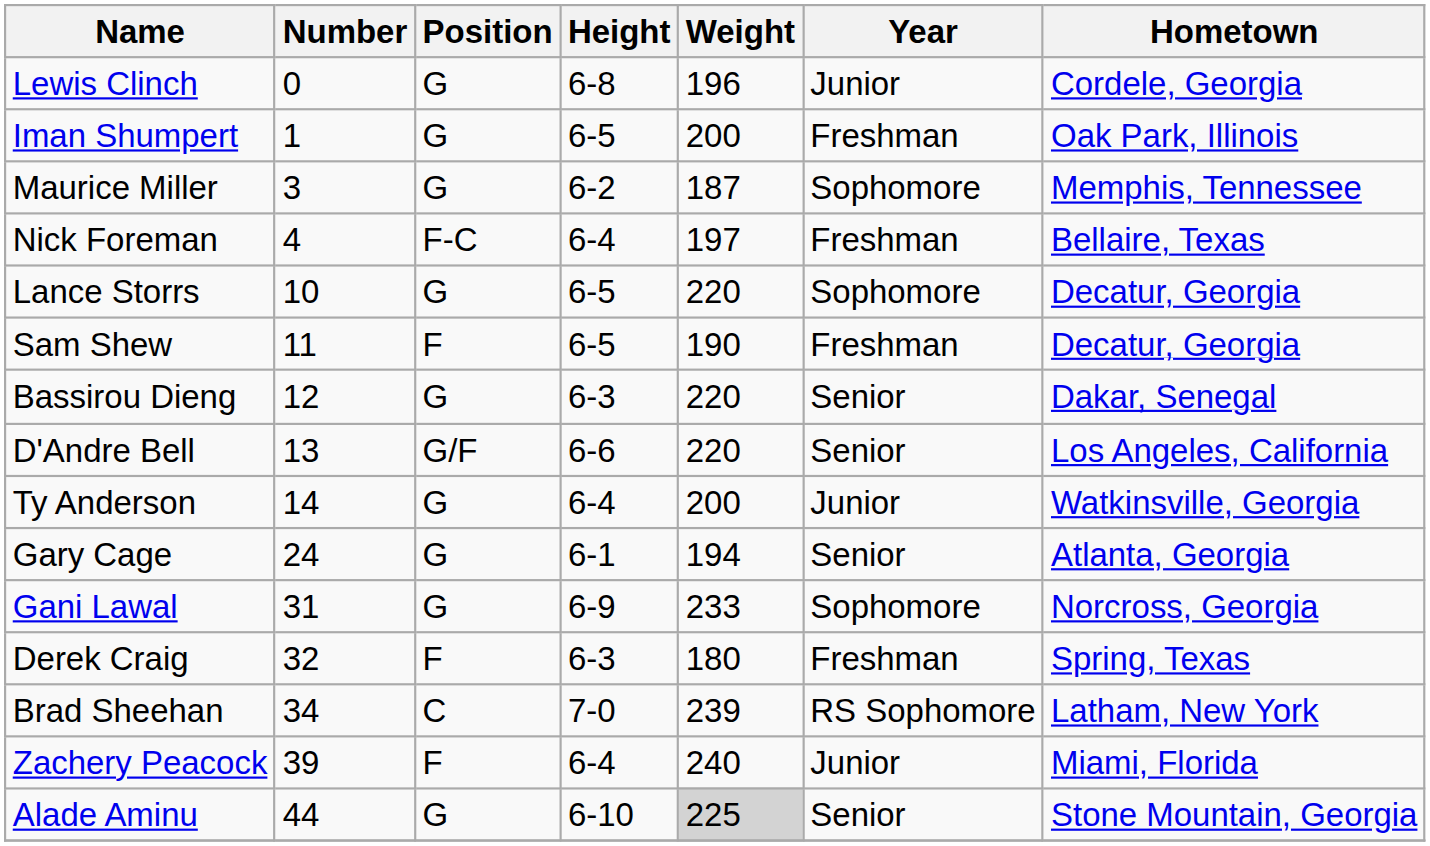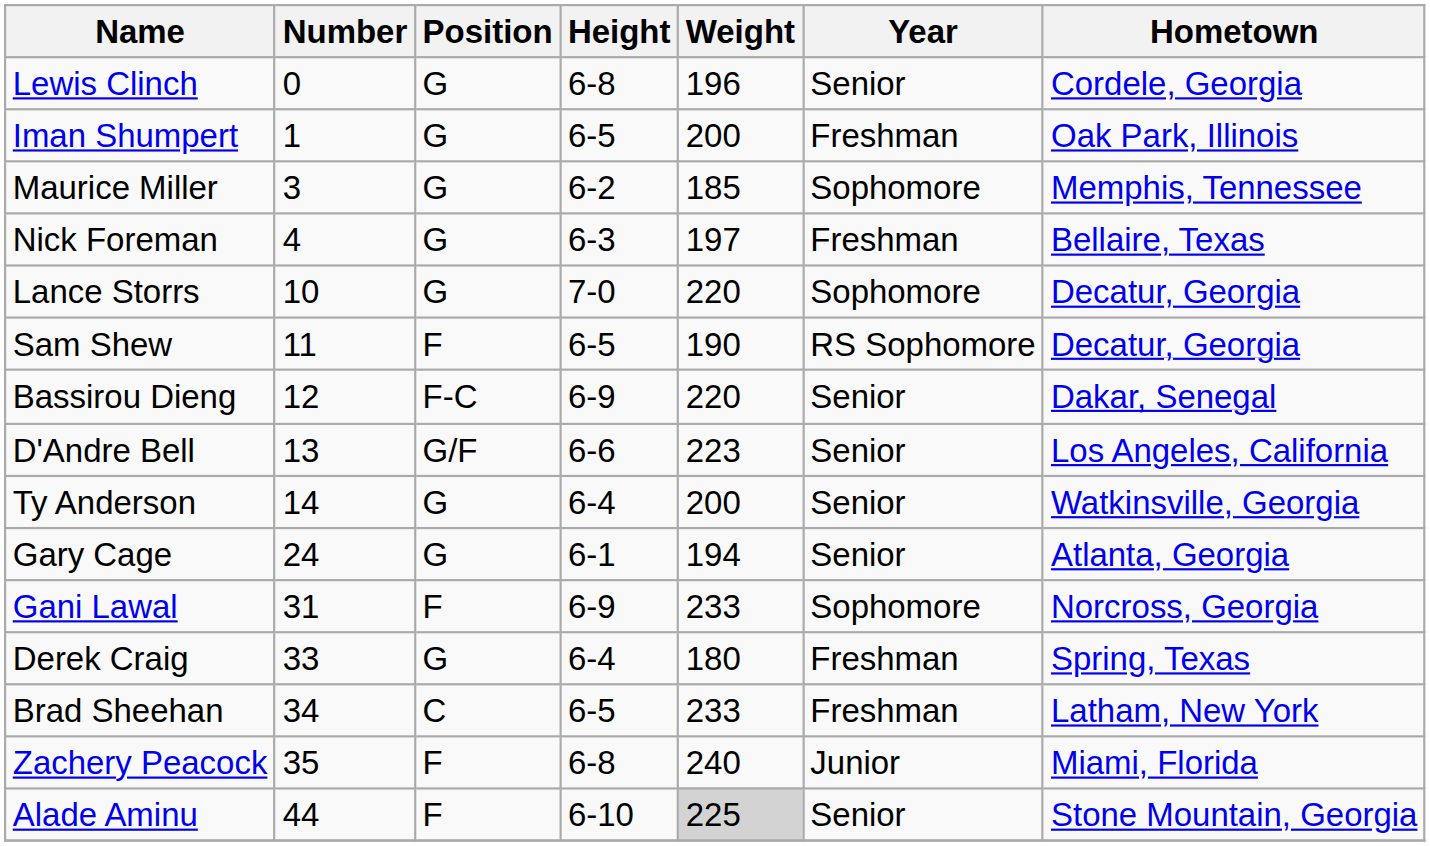(855, 84) Junior -> (858, 84) Senior
(713, 188) 187 -> (713, 188) 185
(450, 240) F-C -> (435, 240) G
(592, 240) 6-4 -> (592, 240) 6-3
(592, 292) 6-5 -> (592, 292) 7-0
(885, 345) Freshman -> (923, 345) RS Sophomore
(435, 397) G -> (450, 397) F-C
(592, 397) 6-3 -> (592, 397) 6-9
(713, 449) 220 -> (713, 449) 223
(855, 501) Junior -> (858, 501) Senior
(435, 606) G -> (433, 606) F
(301, 658) 32 -> (301, 658) 33
(433, 658) F -> (435, 658) G
(592, 658) 6-3 -> (592, 658) 6-4
(592, 710) 7-0 -> (592, 710) 6-5
(713, 710) 239 -> (713, 710) 233
(923, 710) RS Sophomore -> (885, 710) Freshman
(301, 762) 39 -> (301, 762) 35
(592, 762) 6-4 -> (592, 762) 6-8
(435, 815) G -> (433, 815) F
